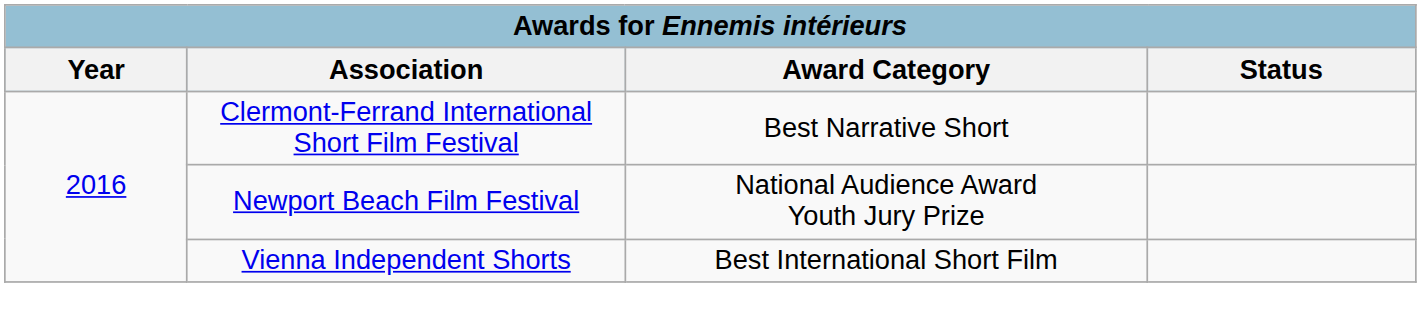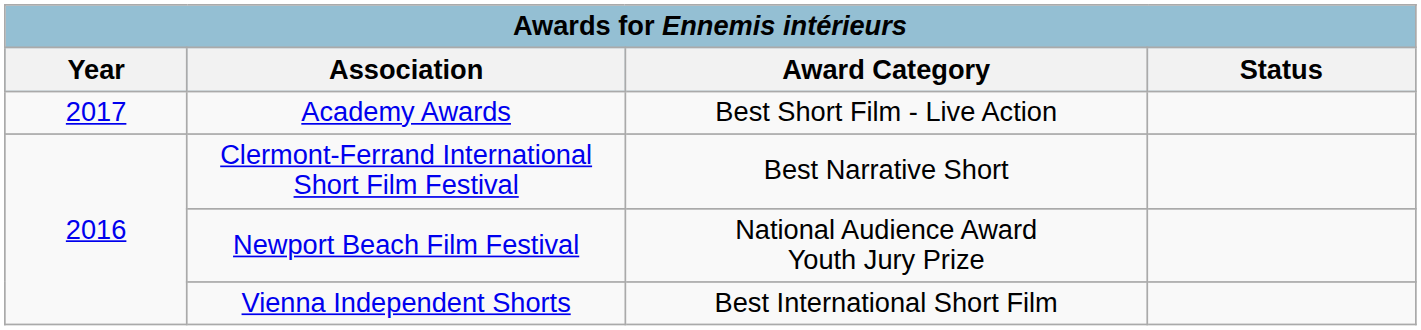+ row: (406, 112)
